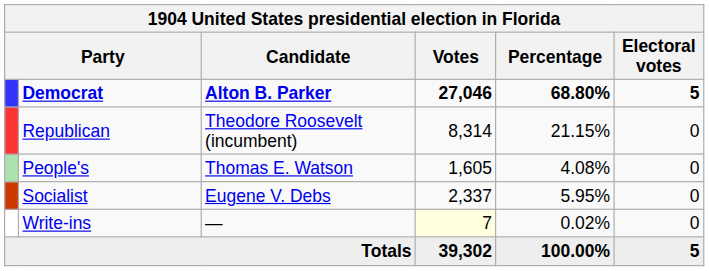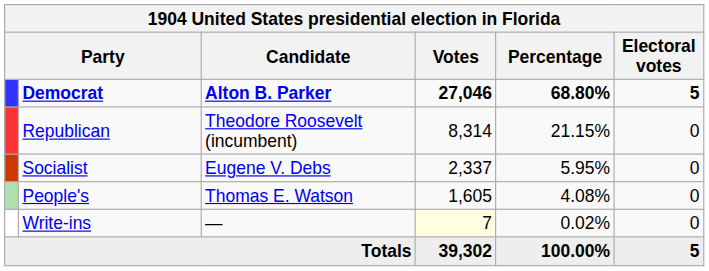rows swapped: (55, 196) <-> (56, 168)
